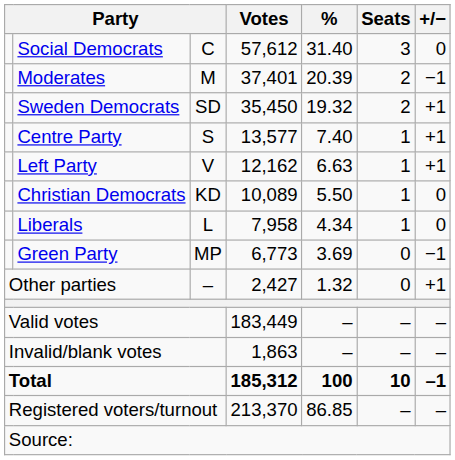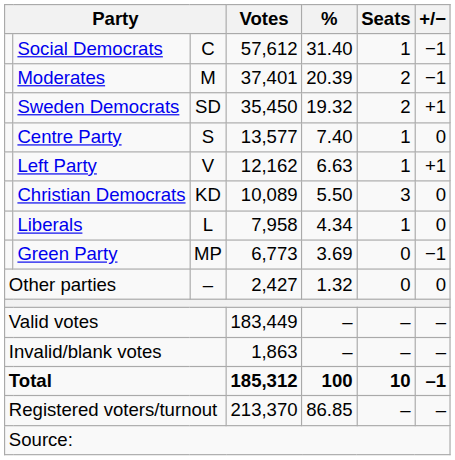(406, 48) 3 -> (406, 48) 1
(441, 48) 0 -> (436, 48) −1
(436, 136) +1 -> (441, 136) 0
(406, 195) 1 -> (406, 195) 3
(436, 284) +1 -> (441, 284) 0
